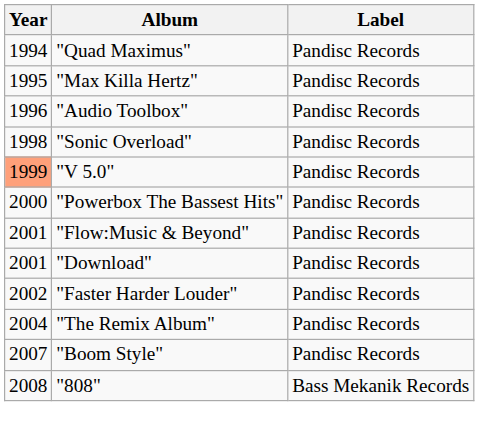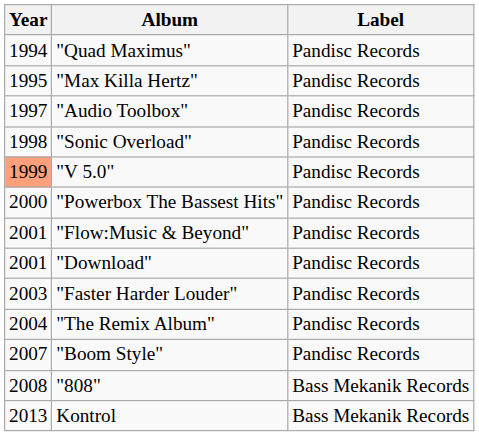(28, 111) 1996 -> (28, 111) 1997
(28, 293) 2002 -> (28, 293) 2003
+ row: (86, 415)
